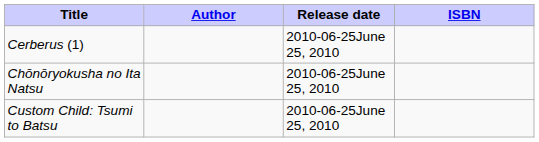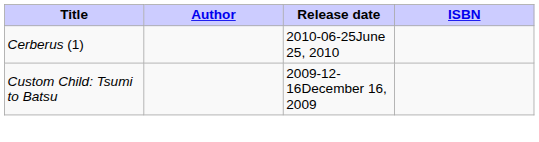- row: (74, 81)
(336, 118) 2010-06-25June 25, 2010 -> (337, 89) 2009-12-16December 16, 2009
